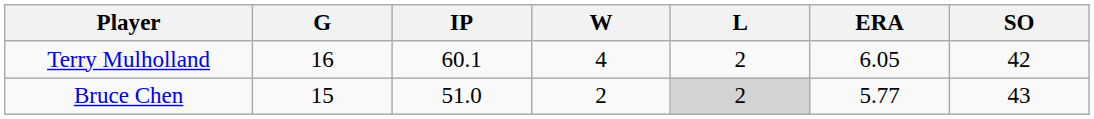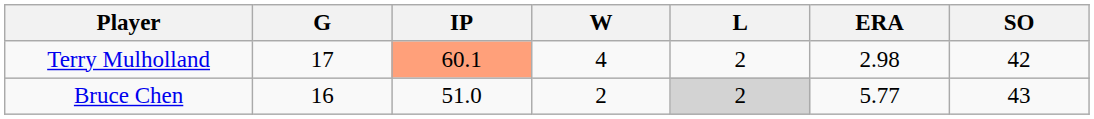(322, 59) 16 -> (322, 59) 17
(462, 59) no background -> (462, 59) lightsalmon background
(880, 59) 6.05 -> (880, 59) 2.98
(322, 95) 15 -> (322, 95) 16
